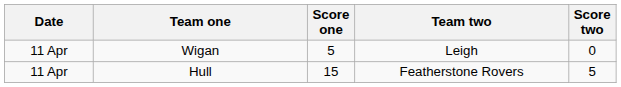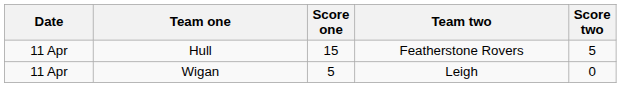rows swapped: (200, 72) <-> (200, 51)
